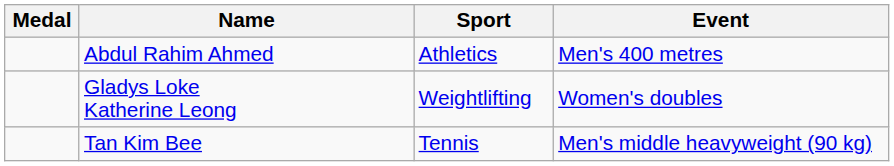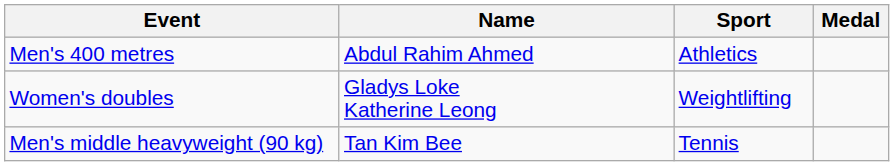columns swapped: (42, 20) <-> (721, 20)
